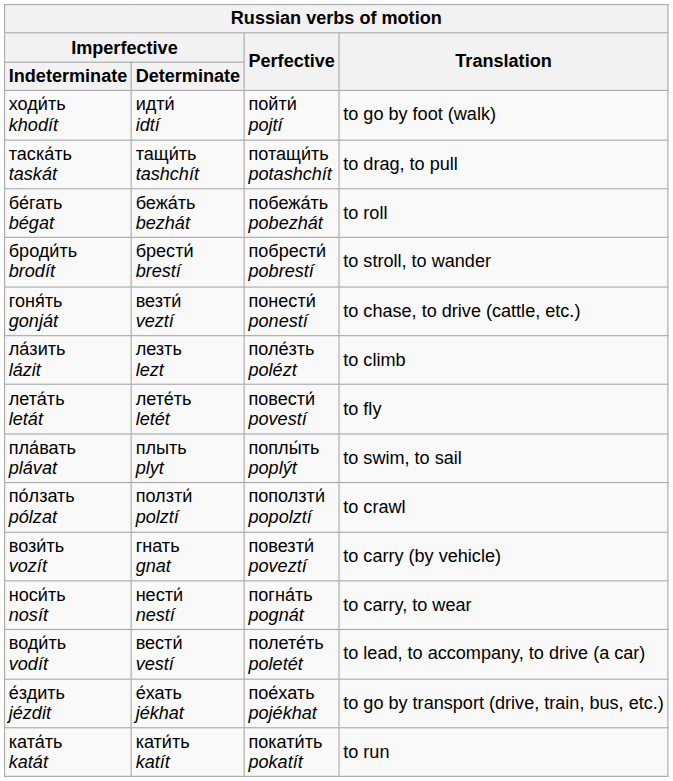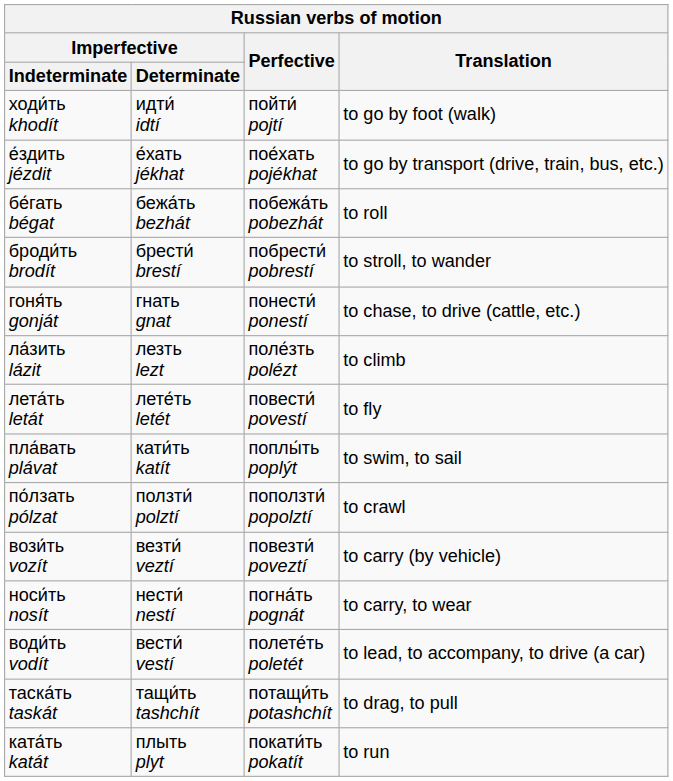rows swapped: (37, 703) <-> (40, 164)
(158, 311) везти́ veztí -> (158, 311) гнать gnat
(161, 458) плыть plyt -> (163, 458) кати́ть katít
(158, 556) гнать gnat -> (158, 556) везти́ veztí
(163, 752) кати́ть katít -> (161, 752) плыть plyt
